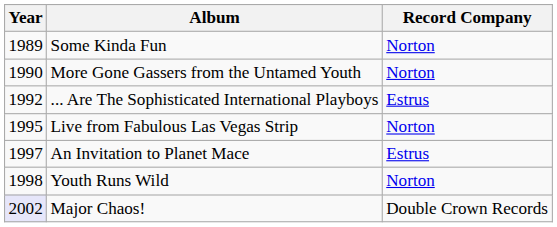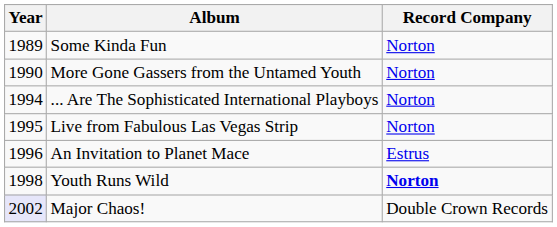(26, 99) 1992 -> (26, 99) 1994
(408, 99) Estrus -> (411, 99) Norton
(26, 153) 1997 -> (26, 153) 1996
(411, 180) normal -> (412, 180) bold
